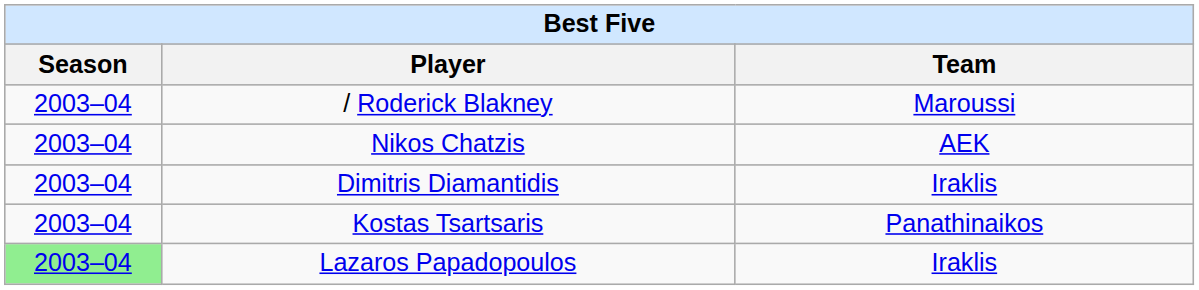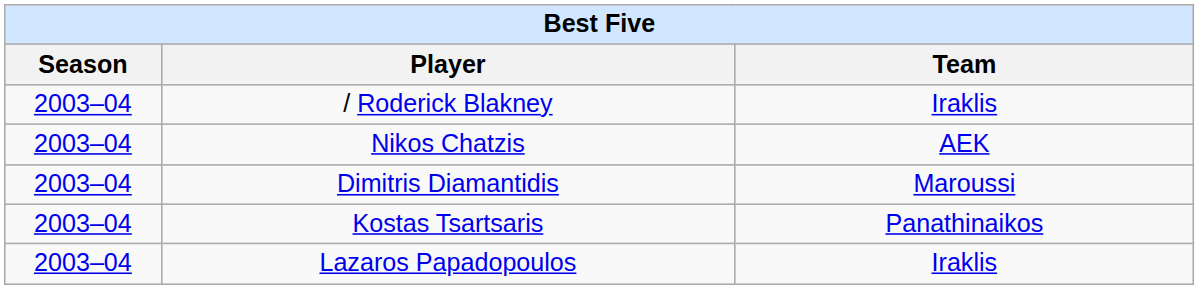(964, 104) Maroussi -> (964, 104) Iraklis
(964, 183) Iraklis -> (964, 183) Maroussi
(83, 263) lightgreen background -> (83, 263) no background
